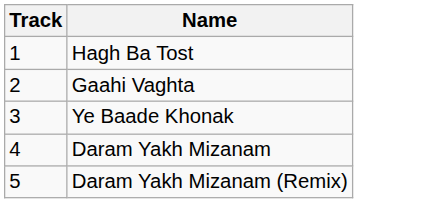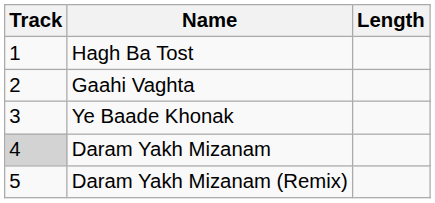+ column: (391, 20)
(15, 149) no background -> (15, 149) lightgrey background
